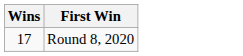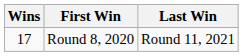+ column: (188, 16)
